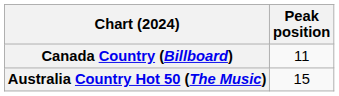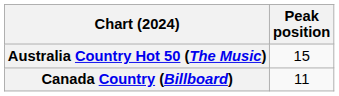rows swapped: (137, 79) <-> (137, 56)
